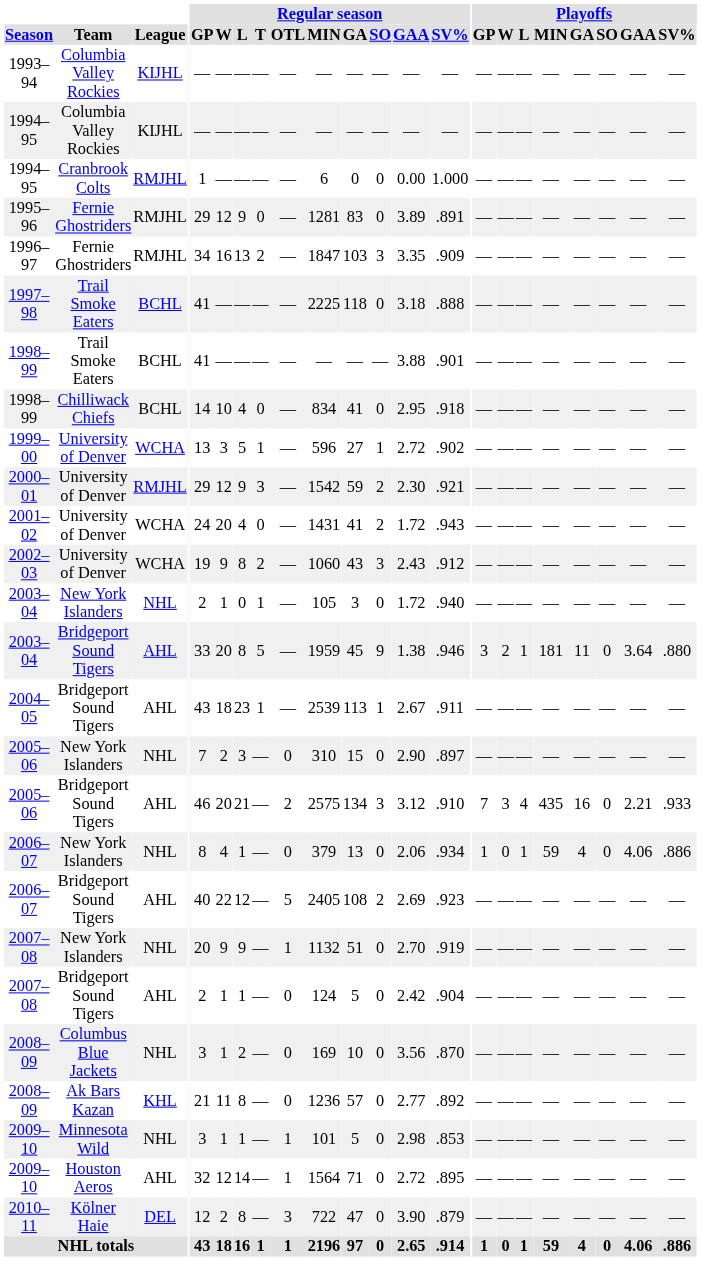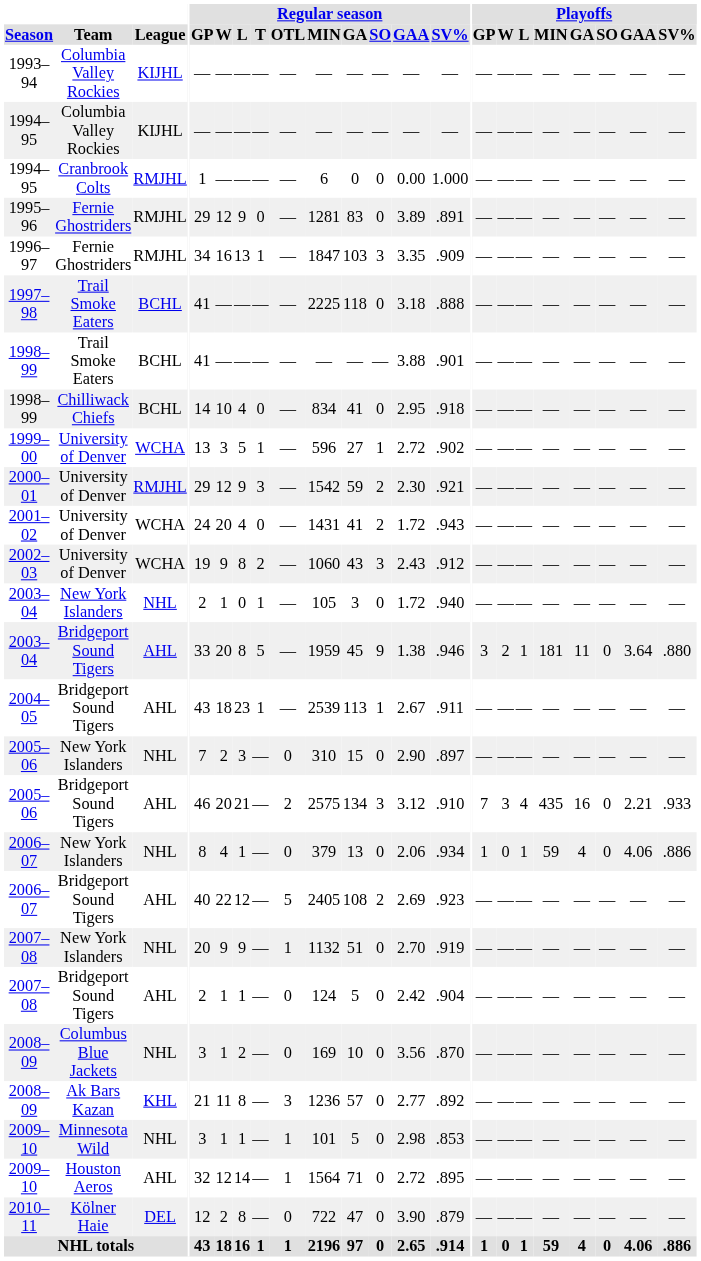(260, 255) 2 -> (260, 255) 1
(288, 1100) 0 -> (288, 1100) 3
(288, 1216) 3 -> (288, 1216) 0
